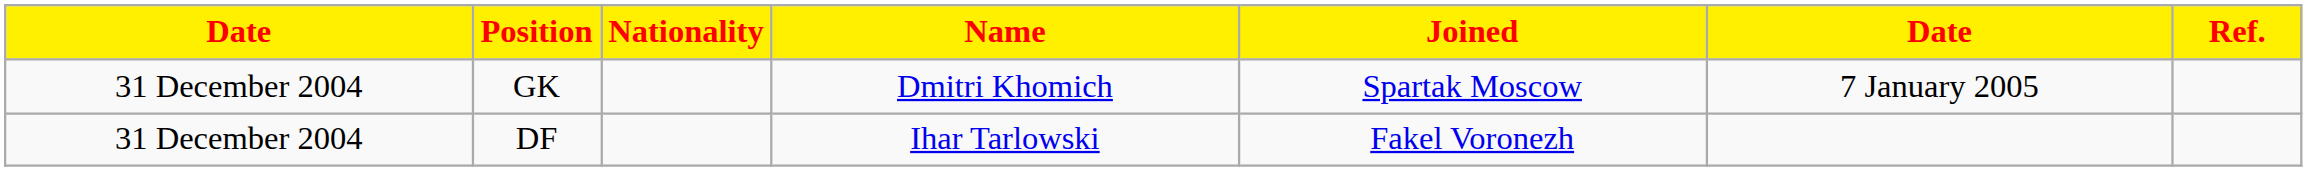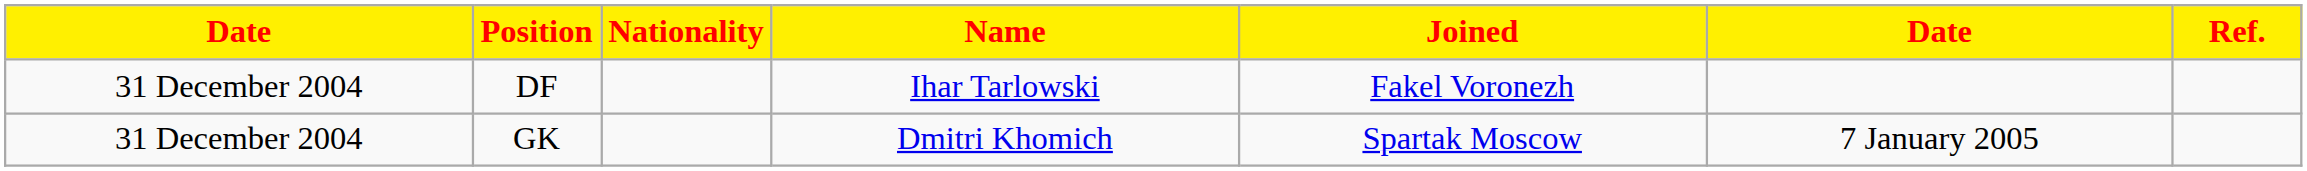rows swapped: (536, 85) <-> (537, 139)
